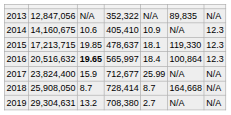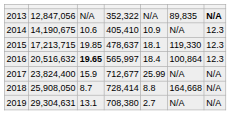(214, 16) normal -> (214, 16) bold
(53, 30) 14,160,675 -> (53, 30) 14,190,675
(149, 88) 8.7 -> (149, 88) 8.8
(88, 103) 13.2 -> (88, 103) 13.1
